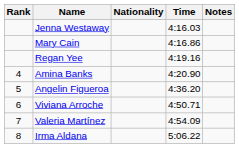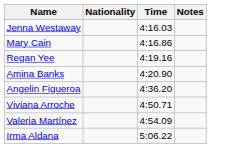- column: (18, 12)
